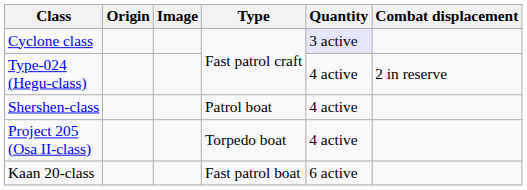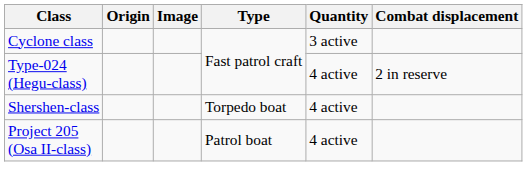(333, 41) lavender background -> (333, 41) no background
(239, 107) Patrol boat -> (246, 107) Torpedo boat
(246, 140) Torpedo boat -> (239, 140) Patrol boat
- row: (51, 173)
